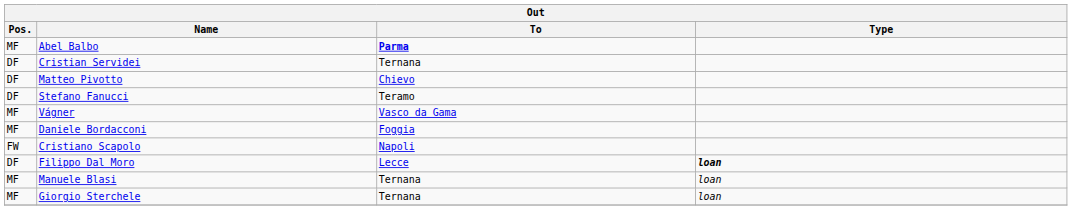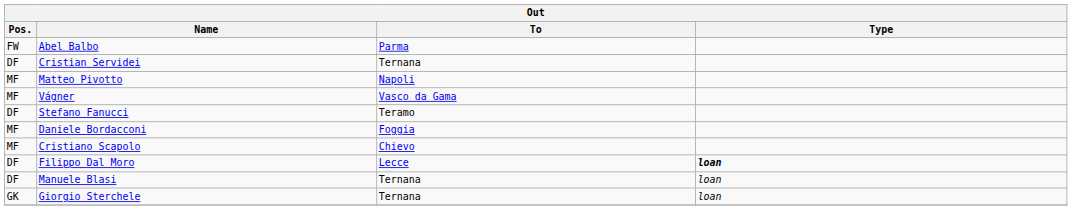(13, 46) MF -> (13, 46) FW
(394, 46) bold -> (394, 46) normal
(13, 79) DF -> (13, 79) MF
(397, 79) Chievo -> (397, 79) Napoli
rows swapped: (84, 96) <-> (57, 113)
(13, 146) FW -> (13, 146) MF
(397, 146) Napoli -> (397, 146) Chievo
(13, 180) MF -> (13, 180) DF
(13, 196) MF -> (13, 196) GK
